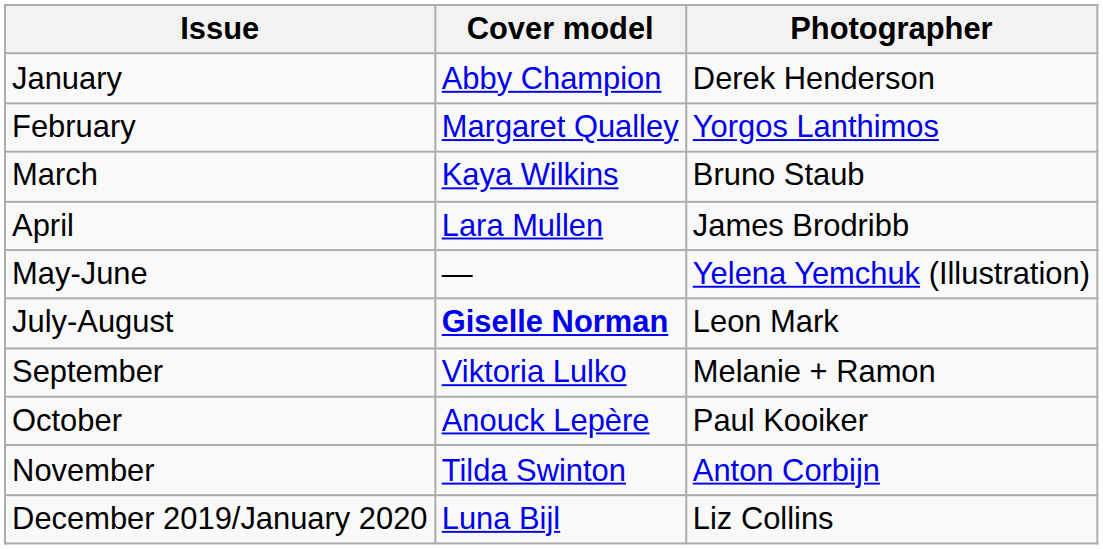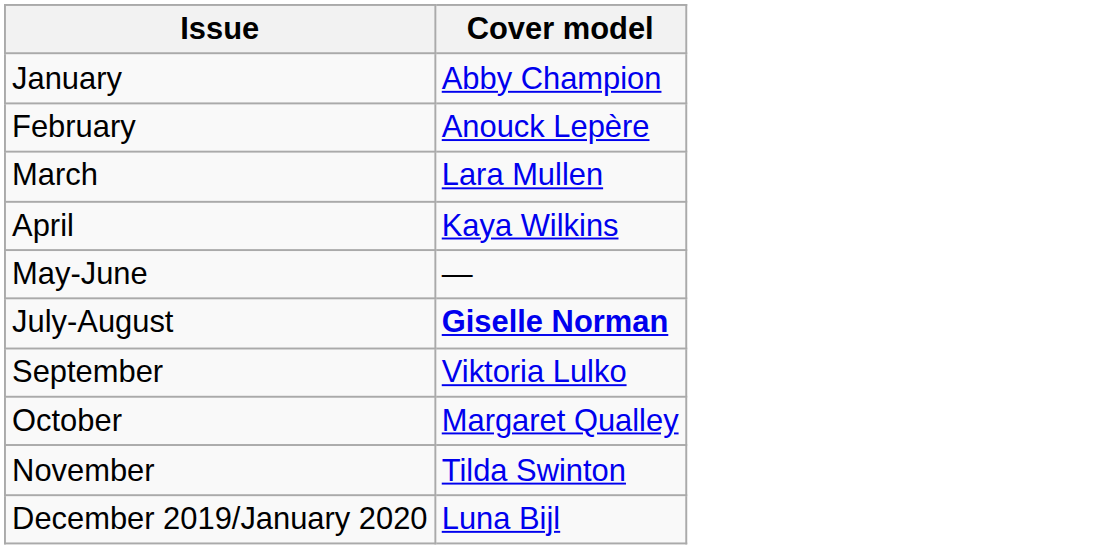- column: (891, 28)
(560, 126) Margaret Qualley -> (546, 126) Anouck Lepère
(530, 175) Kaya Wilkins -> (522, 175) Lara Mullen
(522, 224) Lara Mullen -> (530, 224) Kaya Wilkins
(546, 420) Anouck Lepère -> (560, 420) Margaret Qualley
